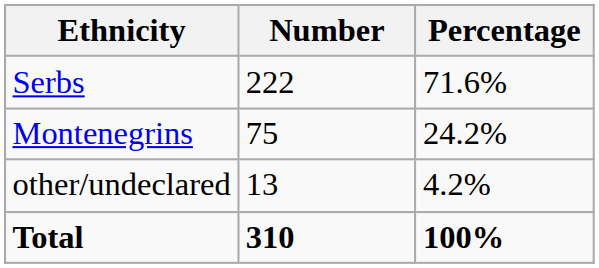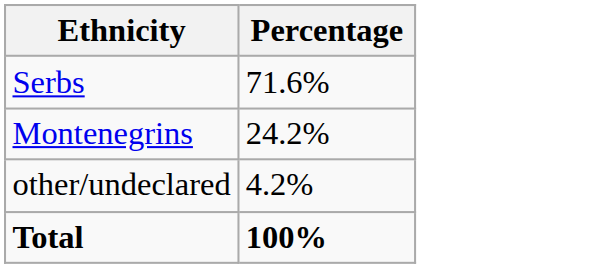- column: (327, 30)
